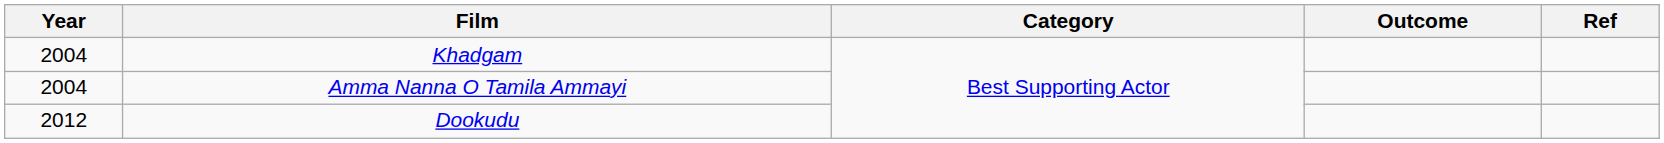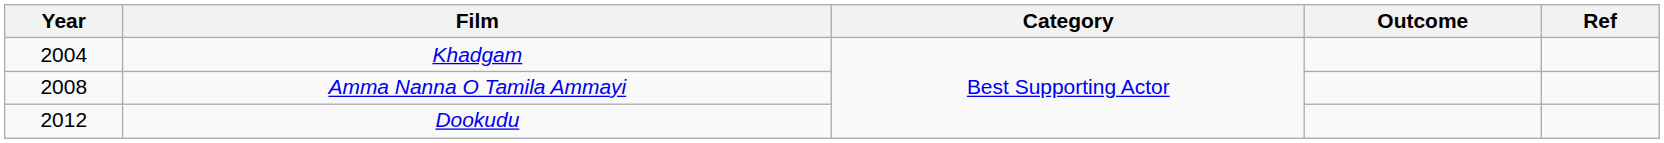(64, 87) 2004 -> (64, 87) 2008
